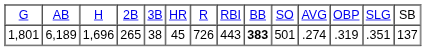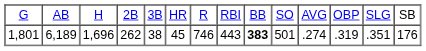(131, 35) 265 -> (131, 35) 262
(204, 35) 726 -> (204, 35) 746
(407, 35) 137 -> (407, 35) 176
